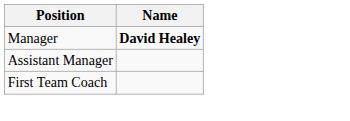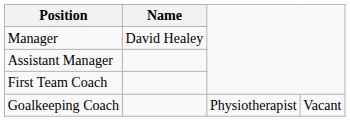(160, 37) bold -> (165, 37) normal
+ row: (63, 104)
